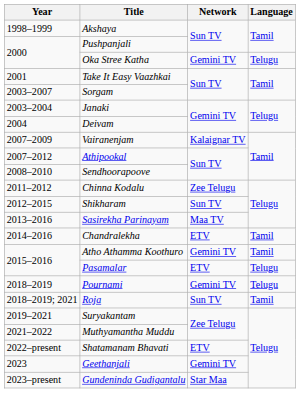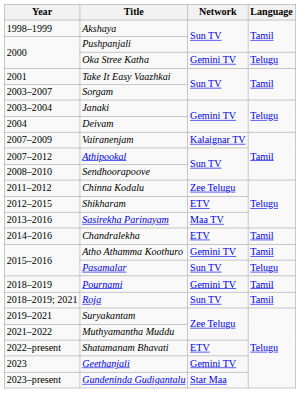(206, 204) Sun TV -> (200, 204) ETV
(200, 268) ETV -> (206, 268) Sun TV
(264, 284) Telugu -> (262, 284) Tamil
